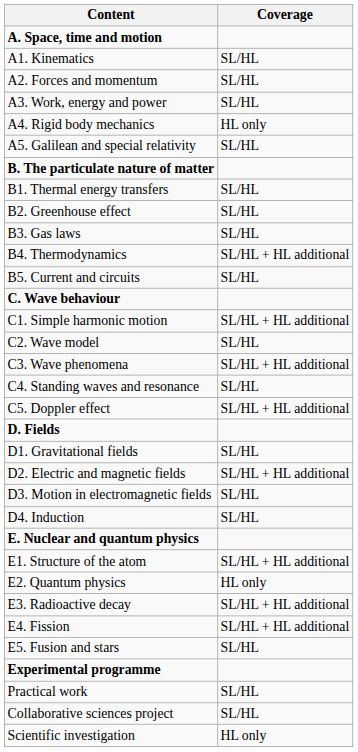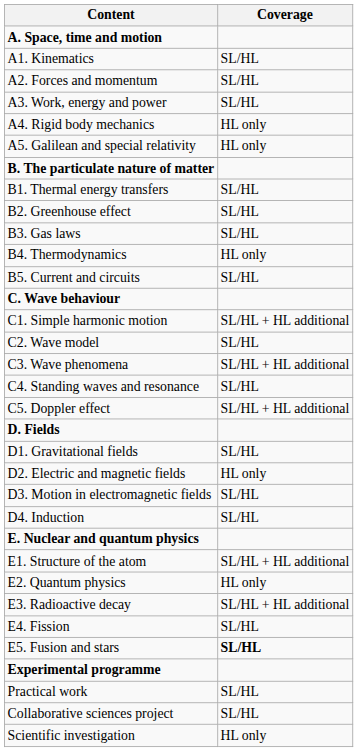(240, 146) SL/HL -> (243, 146) HL only
(285, 255) SL/HL + HL additional -> (243, 255) HL only
(285, 473) SL/HL + HL additional -> (243, 473) HL only
(285, 626) SL/HL + HL additional -> (240, 626) SL/HL
(240, 648) normal -> (241, 648) bold
